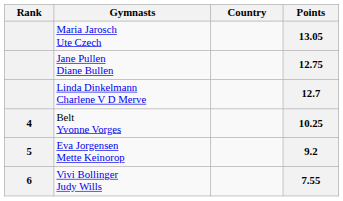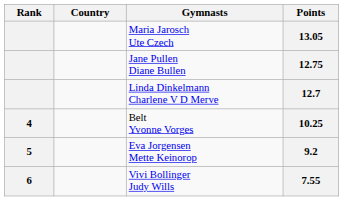columns swapped: (247, 13) <-> (132, 13)
